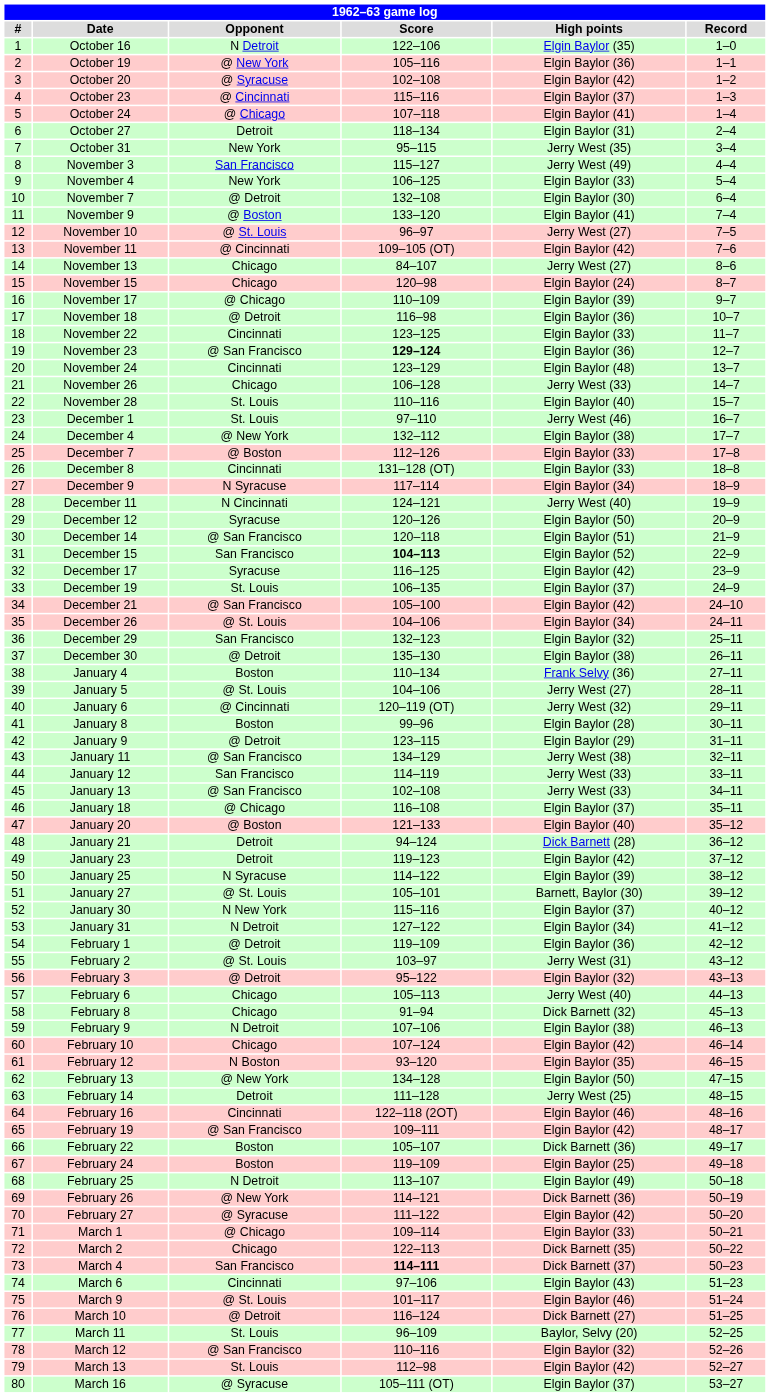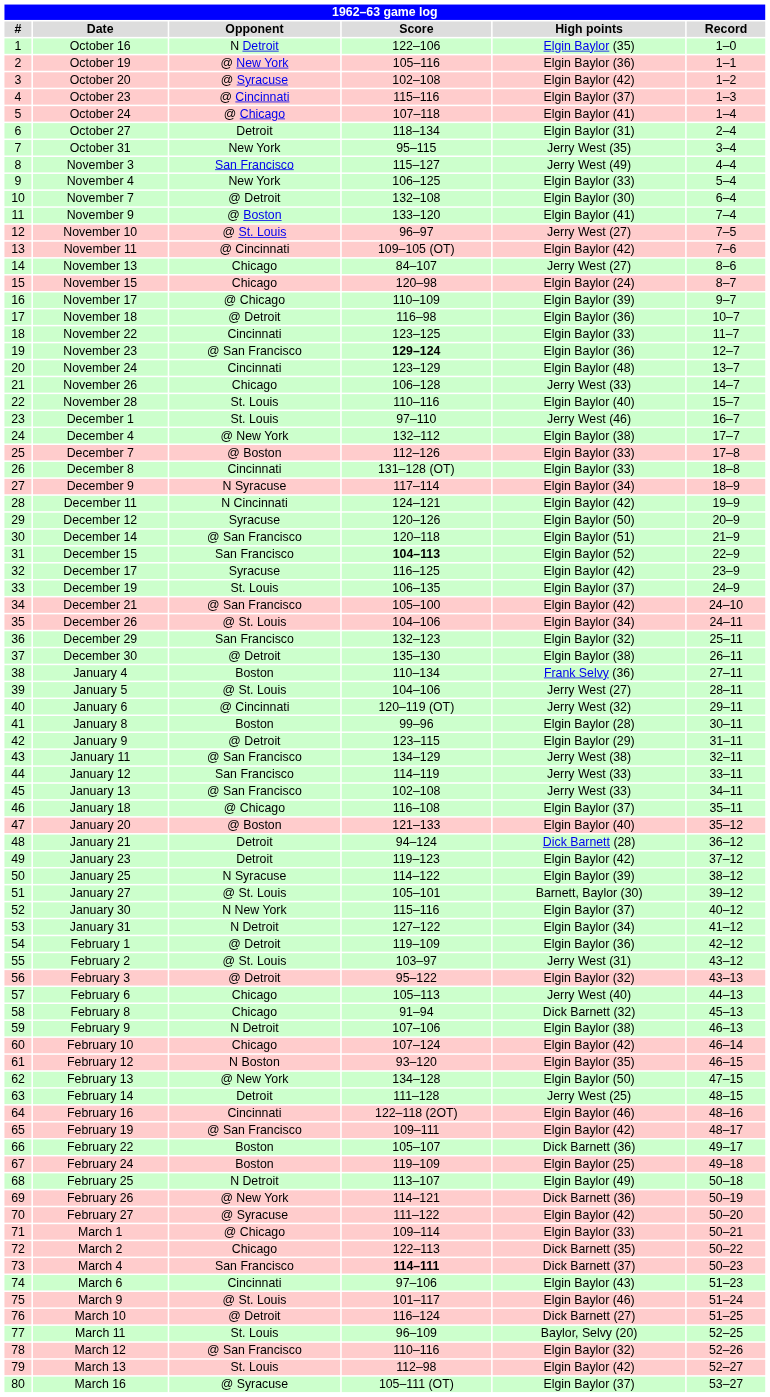(589, 503) Jerry West (40) -> (589, 503) Elgin Baylor (42)
